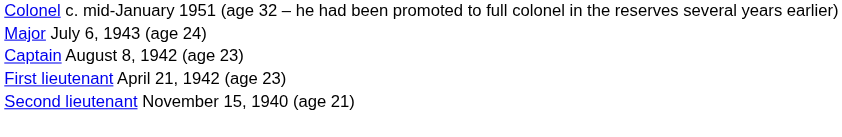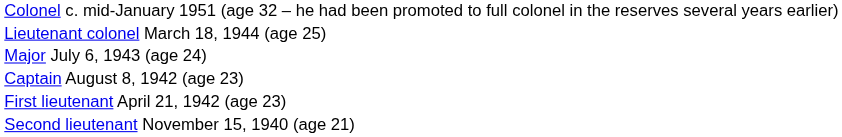+ row: (165, 33)
